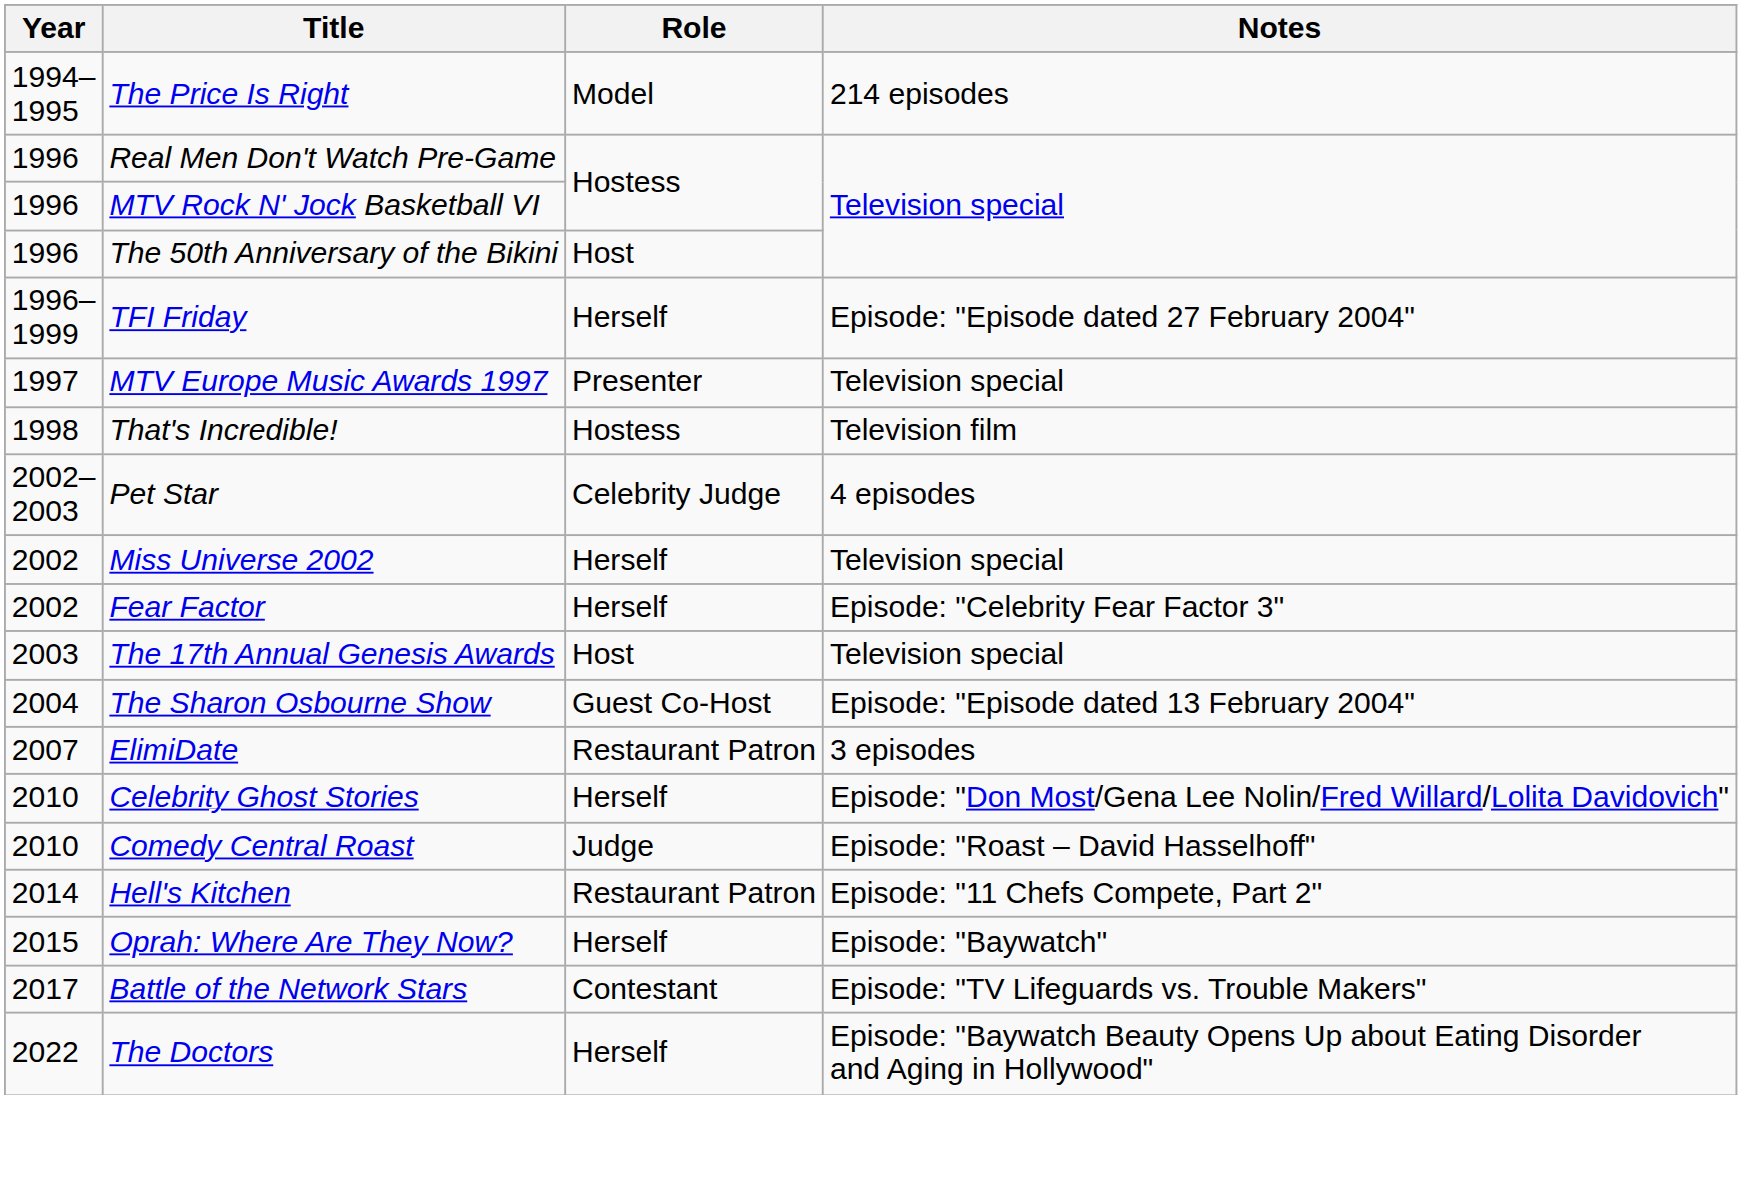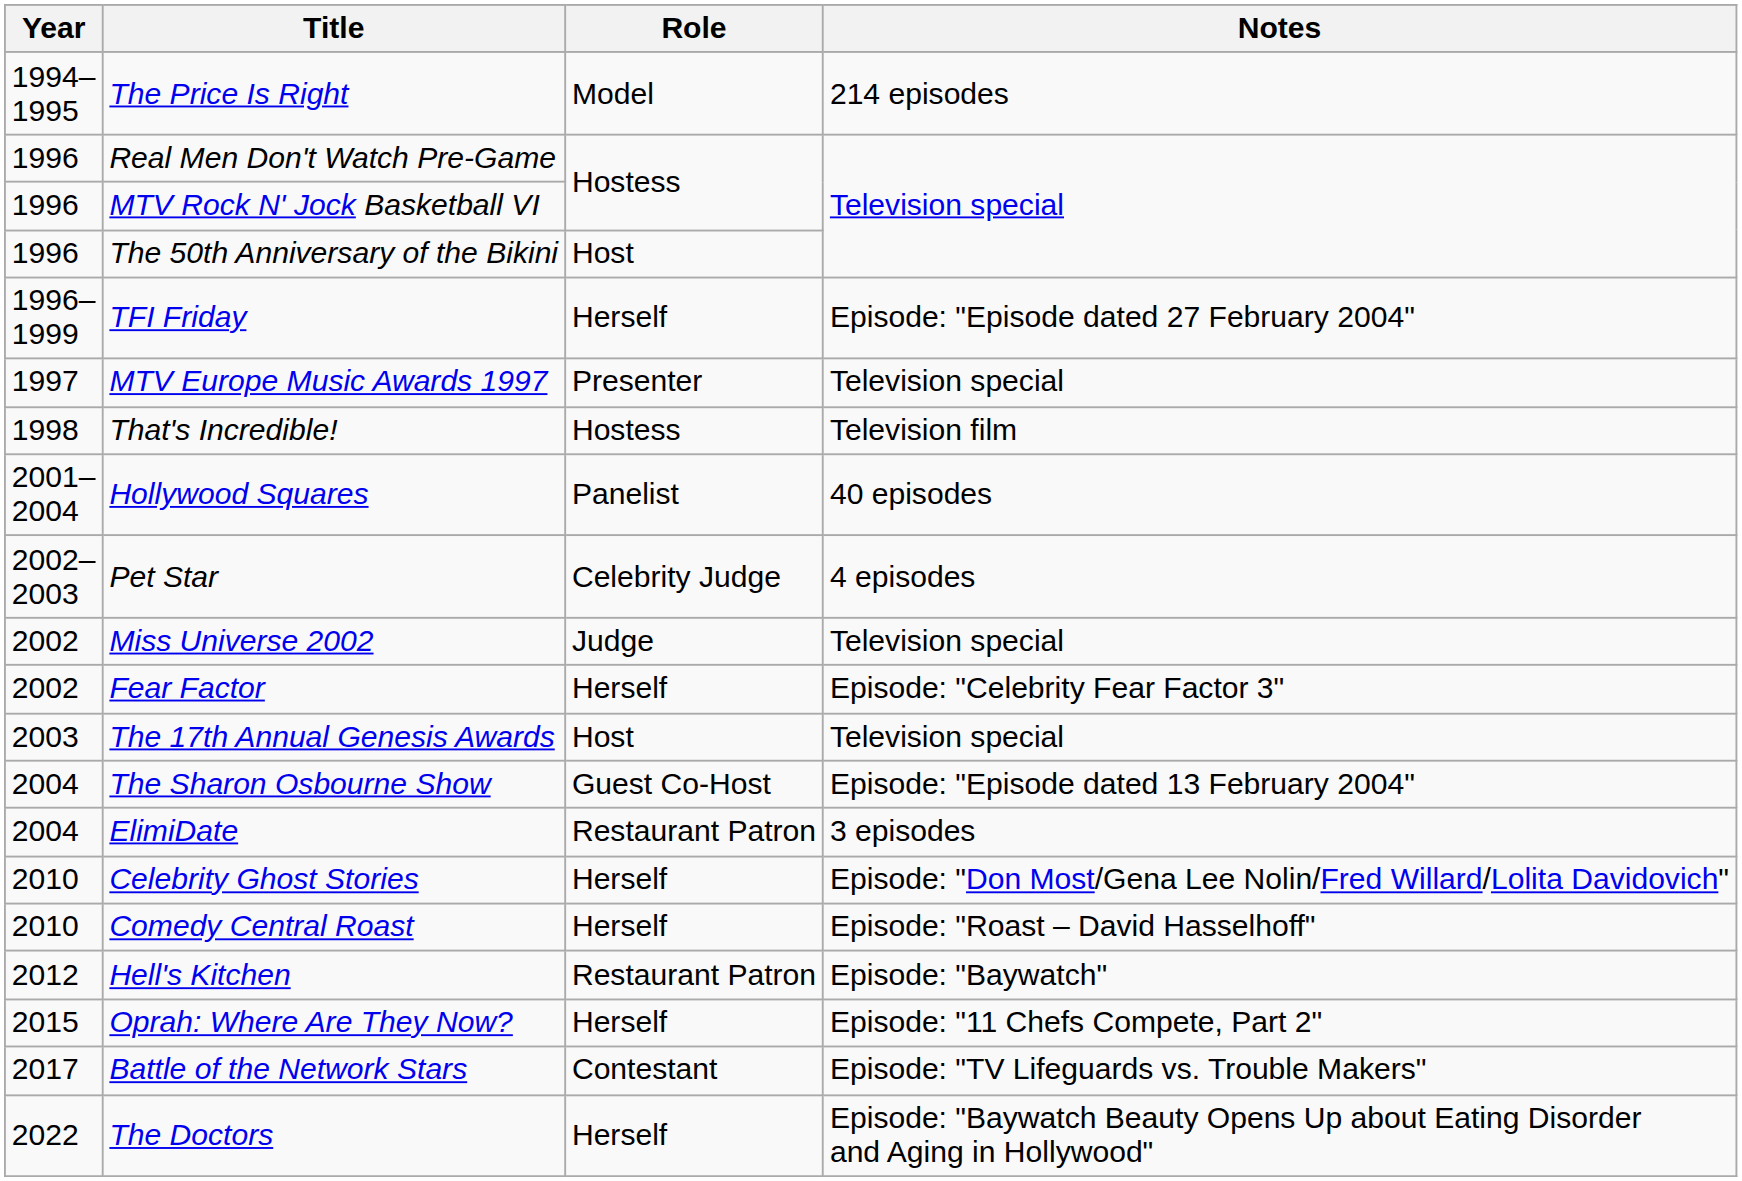+ row: (239, 494)
(620, 559) Herself -> (613, 640) Judge
(45, 750) 2007 -> (45, 831) 2004
(613, 845) Judge -> (620, 926) Herself
(45, 893) 2014 -> (45, 974) 2012
(1076, 893) Episode: "11 Chefs Compete, Part 2" -> (968, 974) Episode: "Baywatch"
(968, 940) Episode: "Baywatch" -> (1076, 1022) Episode: "11 Chefs Compete, Part 2"
